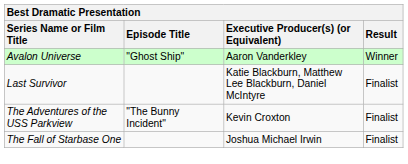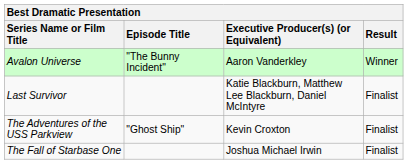(155, 56) "Ghost Ship" -> (153, 62) "The Bunny Incident"
(153, 117) "The Bunny Incident" -> (155, 129) "Ghost Ship"
